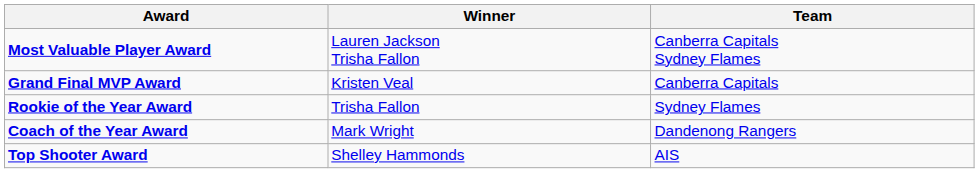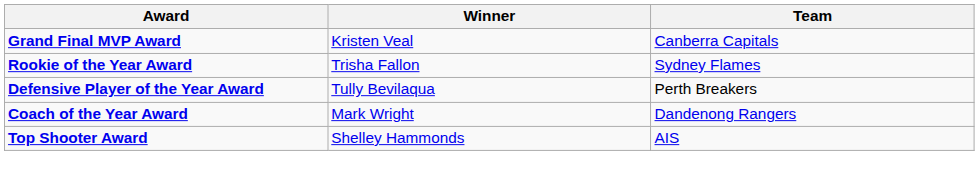- row: (110, 49)
+ row: (136, 89)
